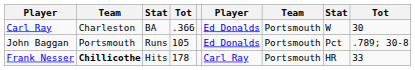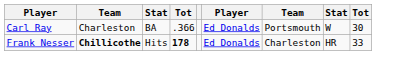- row: (38, 42)
(181, 58) normal -> (181, 42) bold
(226, 58) Carl Ray -> (232, 42) Ed Donalds
(293, 58) Portsmouth -> (293, 42) Charleston
